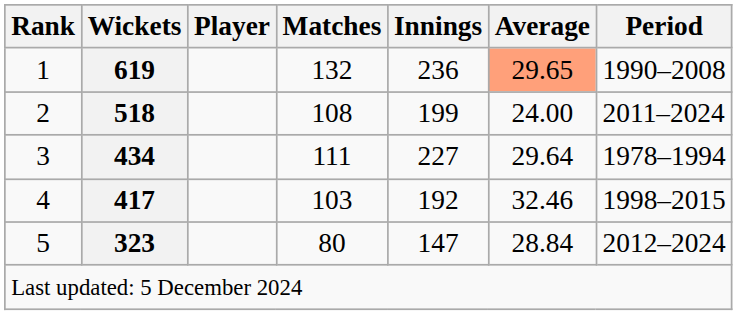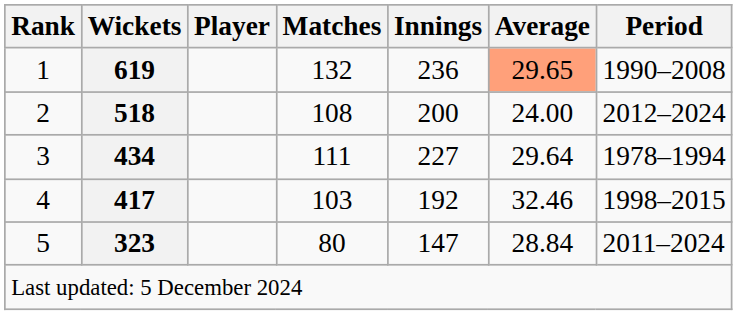(438, 112) 199 -> (438, 112) 200
(664, 112) 2011–2024 -> (664, 112) 2012–2024
(664, 243) 2012–2024 -> (664, 243) 2011–2024
